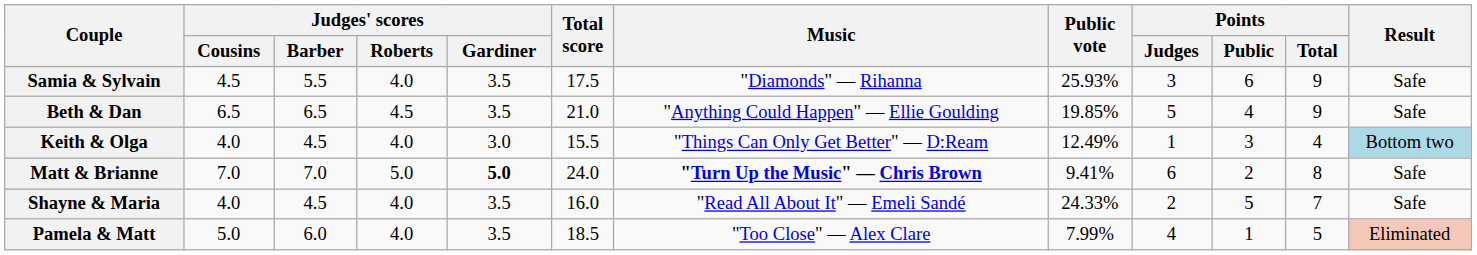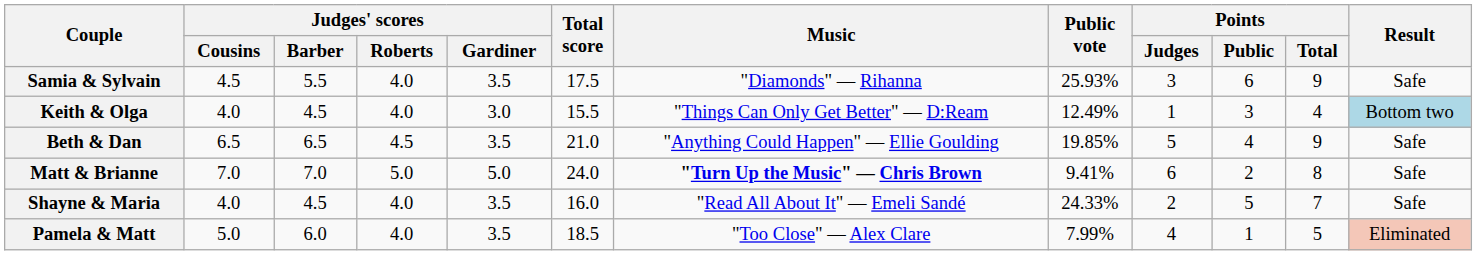rows swapped: (94, 142) <-> (94, 112)
(499, 173) bold -> (499, 173) normal
